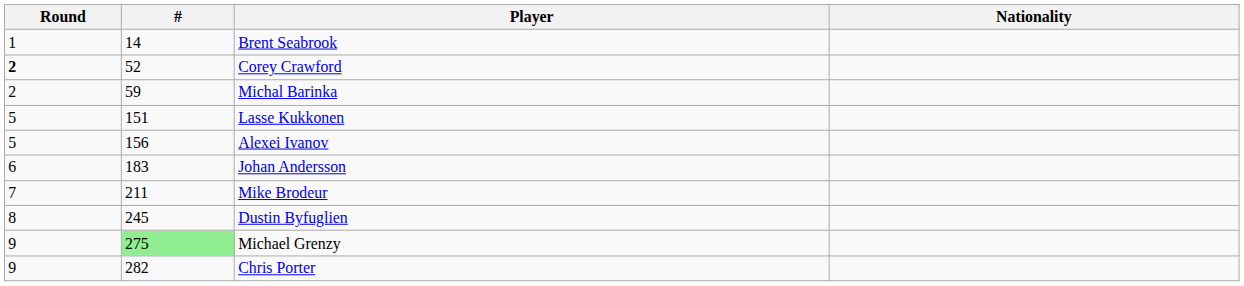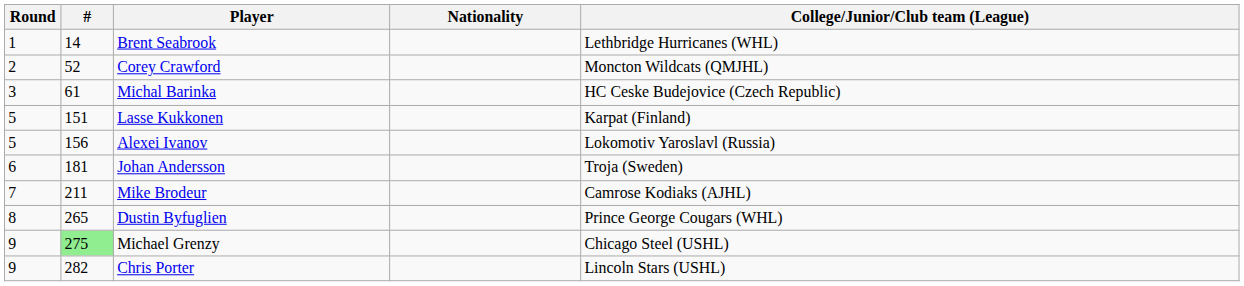+ column: (910, 17)
(12, 67) bold -> (12, 67) normal
(12, 92) 2 -> (12, 92) 3
(133, 92) 59 -> (72, 92) 61
(137, 167) 183 -> (76, 167) 181
(137, 218) 245 -> (76, 218) 265
